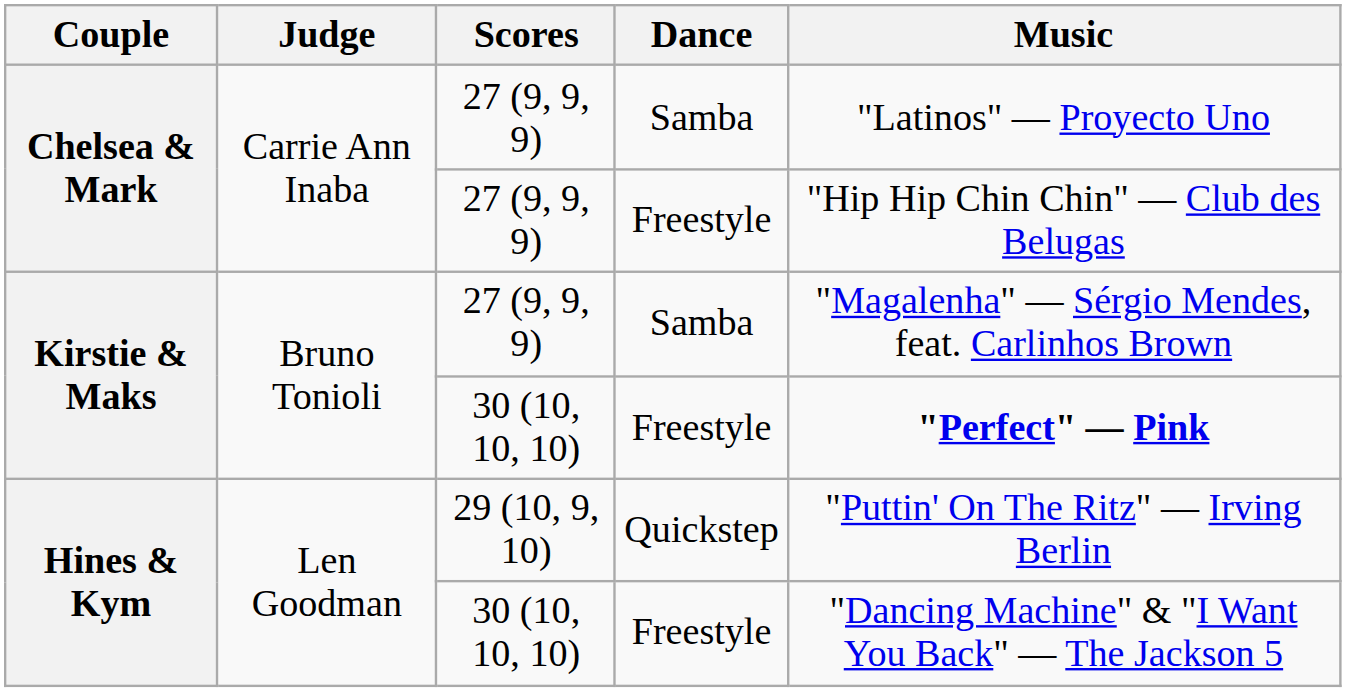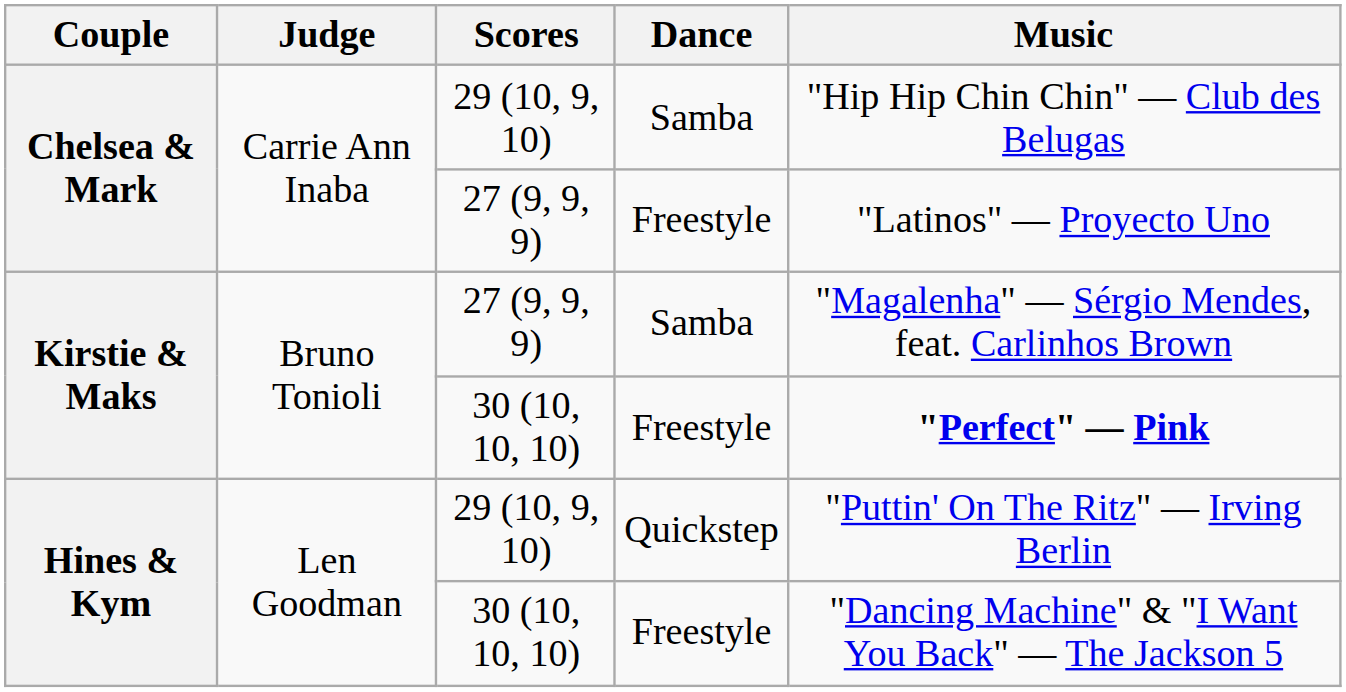(526, 116) 27 (9, 9, 9) -> (526, 116) 29 (10, 9, 10)
(1063, 116) "Latinos" — Proyecto Uno -> (1063, 116) "Hip Hip Chin Chin" — Club des Belugas
(1063, 219) "Hip Hip Chin Chin" — Club des Belugas -> (1063, 219) "Latinos" — Proyecto Uno
